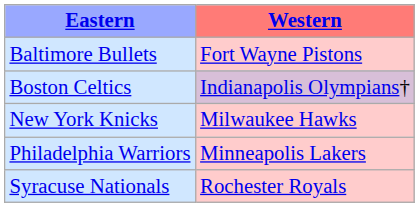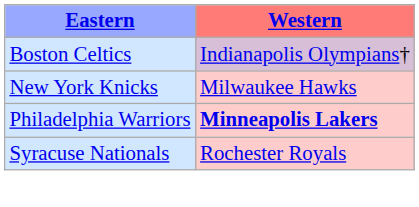- row: (83, 53)
(283, 152) normal -> (289, 119) bold
